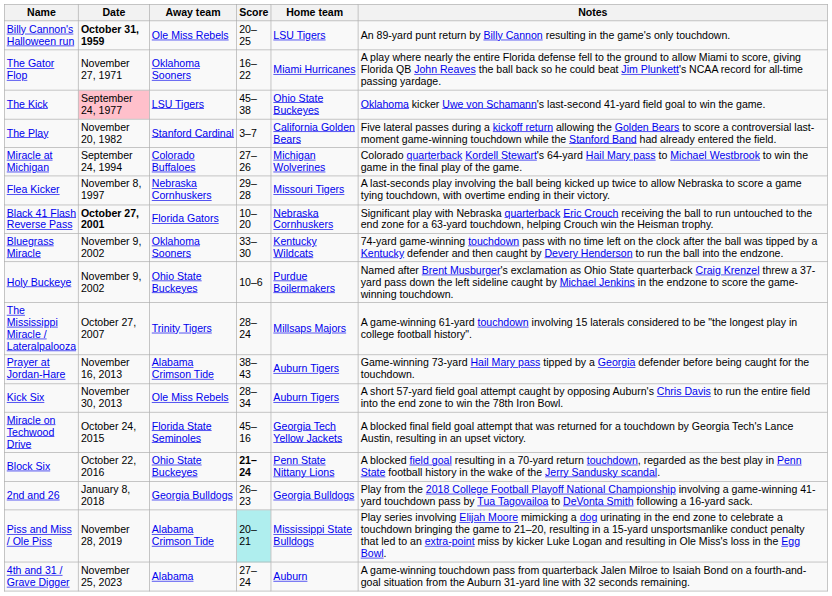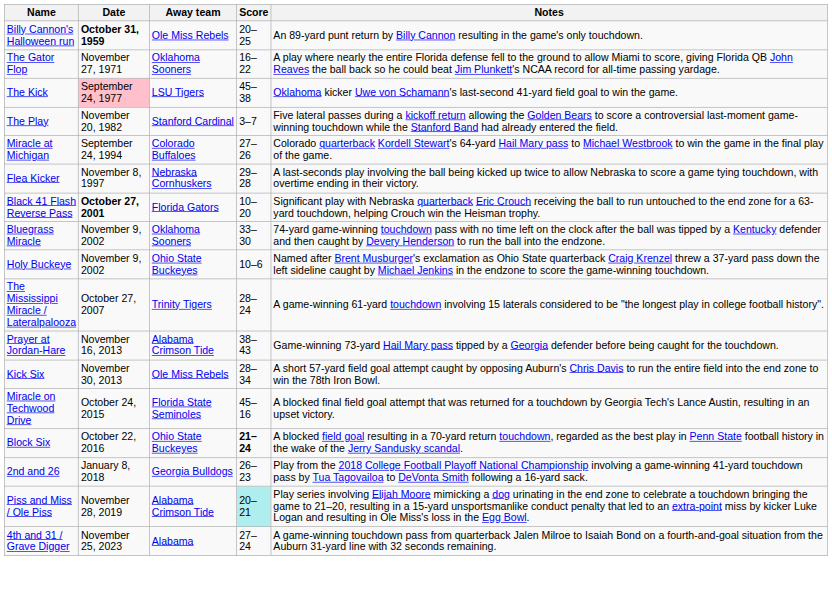- column: (315, 12)
